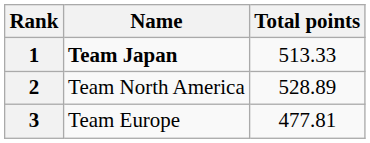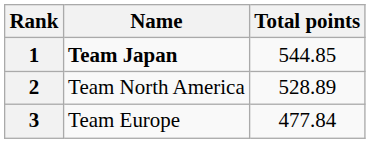(307, 54) 513.33 -> (307, 54) 544.85
(307, 120) 477.81 -> (307, 120) 477.84
